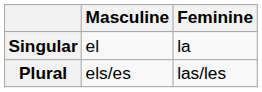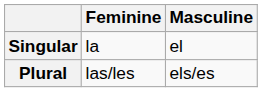columns swapped: (127, 18) <-> (215, 18)
